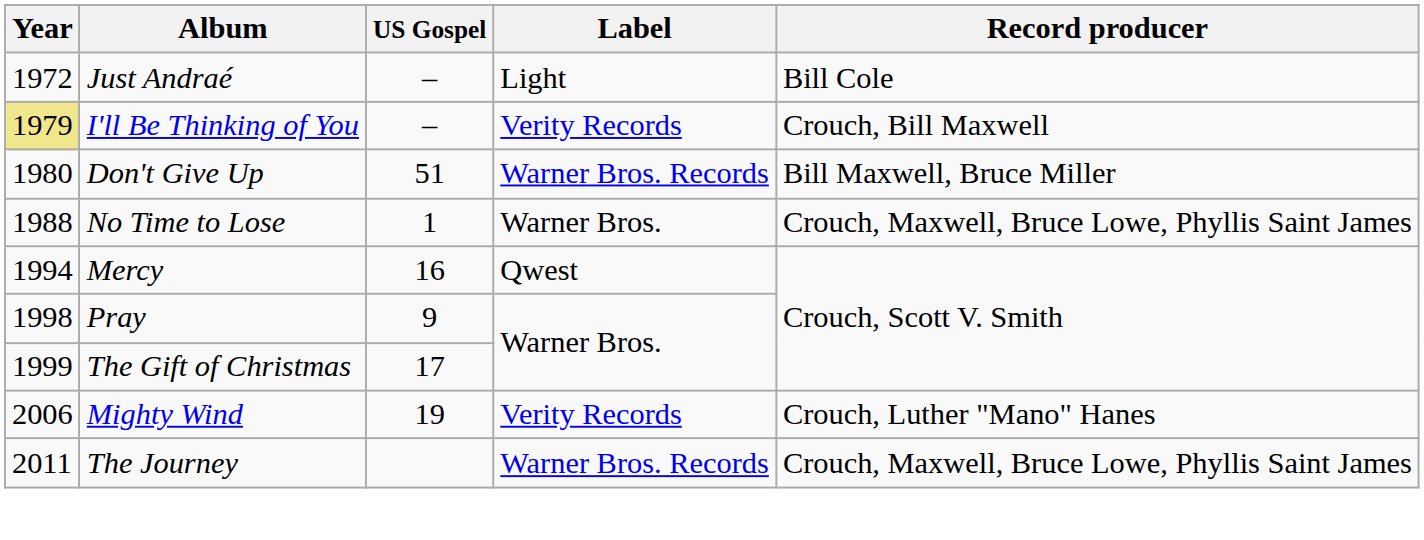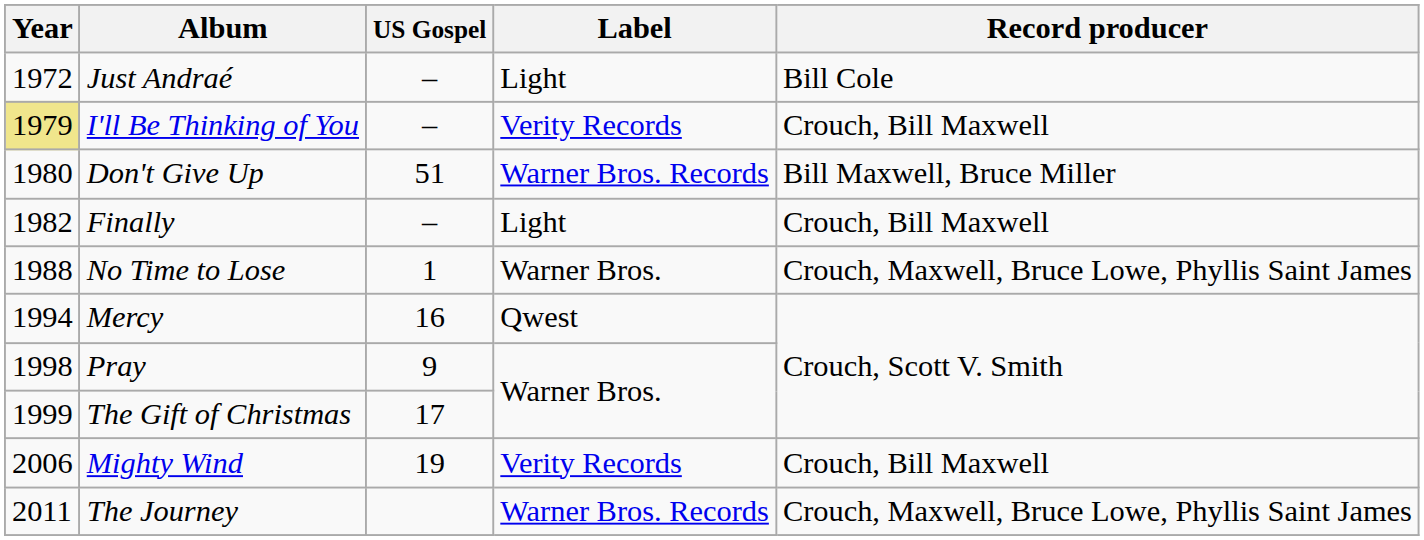+ row: (131, 221)
(969, 414) Crouch, Luther "Mano" Hanes -> (916, 462) Crouch, Bill Maxwell
